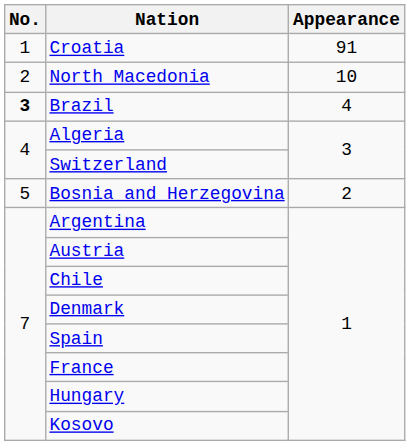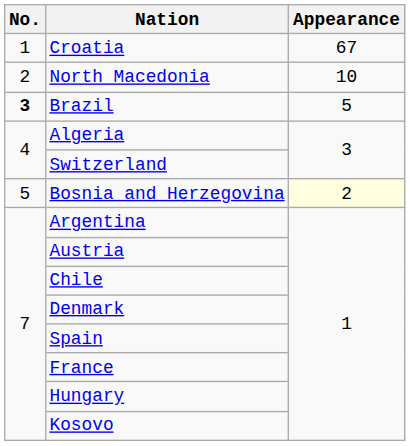(347, 48) 91 -> (347, 48) 67
(347, 106) 4 -> (347, 106) 5
(347, 193) no background -> (347, 193) lightyellow background
